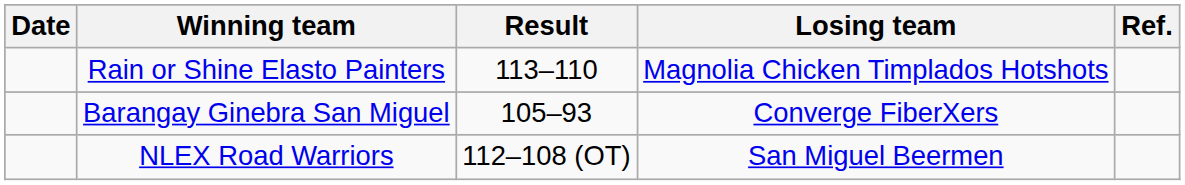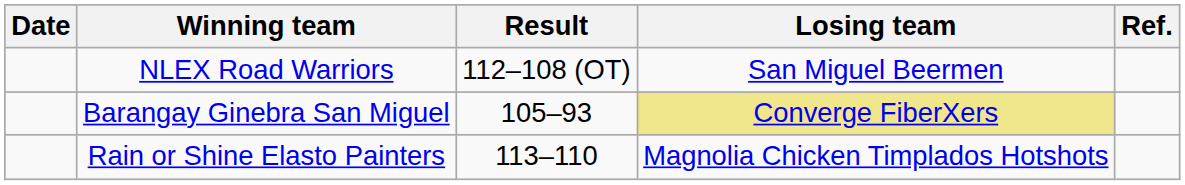rows swapped: (266, 69) <-> (266, 156)
(876, 112) no background -> (876, 112) khaki background
